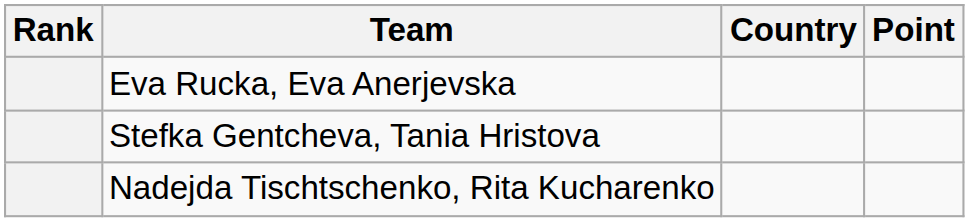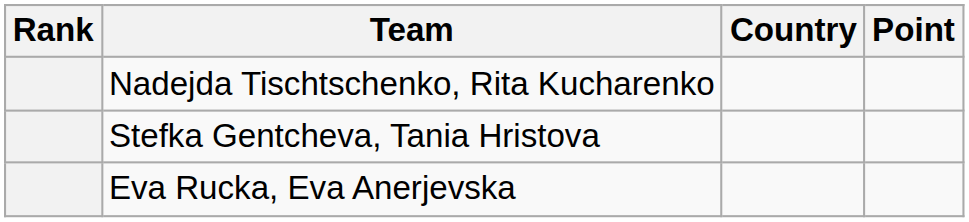rows swapped: (412, 188) <-> (312, 83)
